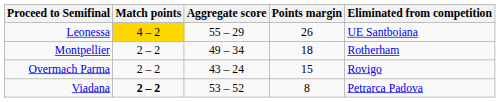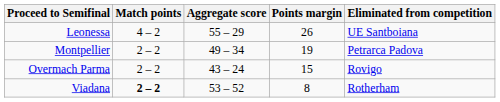(148, 32) gold background -> (148, 32) no background
(307, 50) 18 -> (307, 50) 19
(373, 50) Rotherham -> (385, 50) Petrarca Padova
(385, 87) Petrarca Padova -> (373, 87) Rotherham
